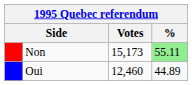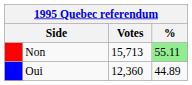(127, 52) 15,173 -> (127, 52) 15,713
(127, 71) 12,460 -> (127, 71) 12,360
